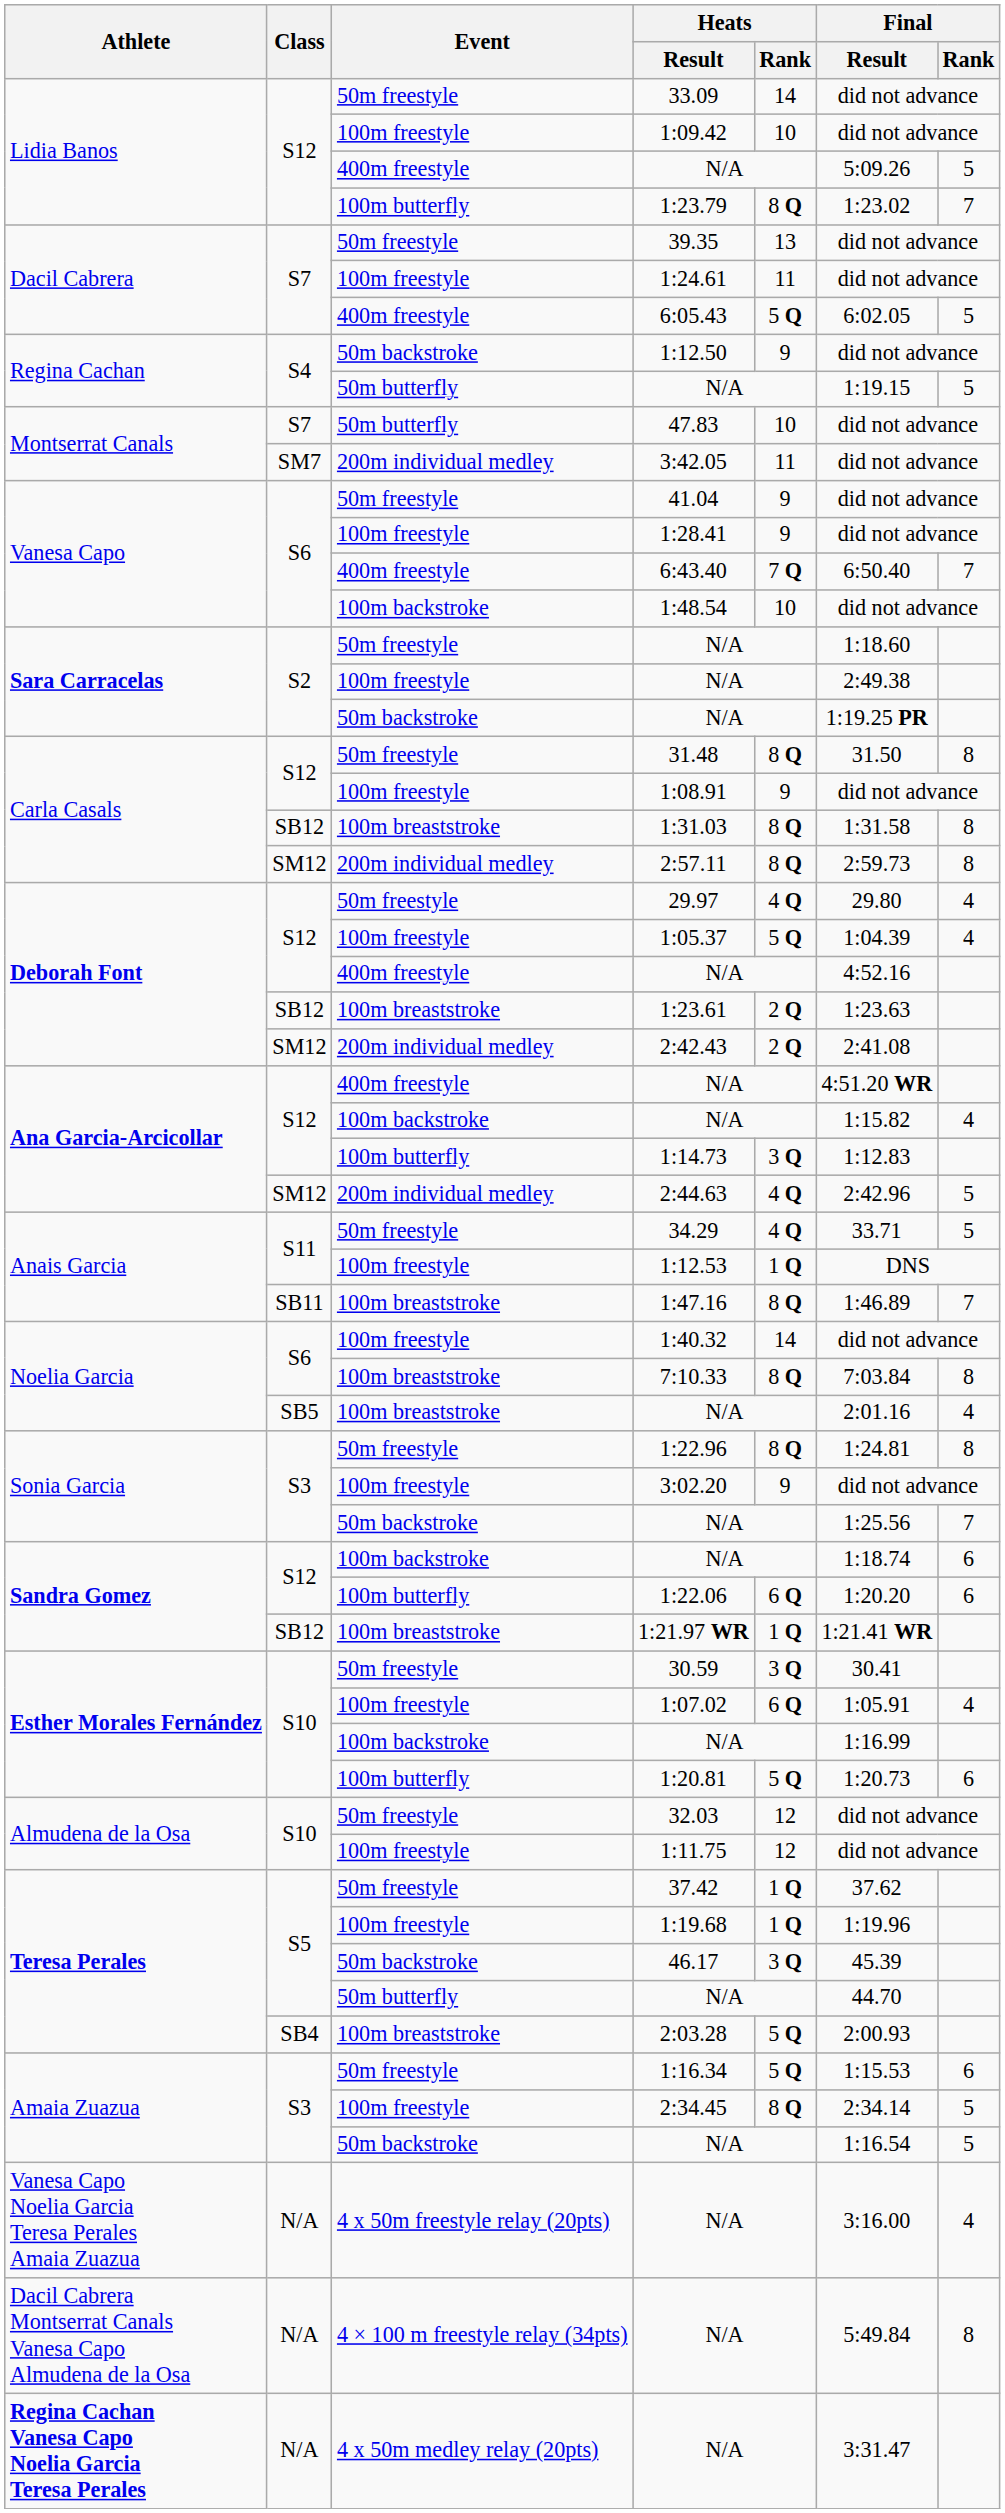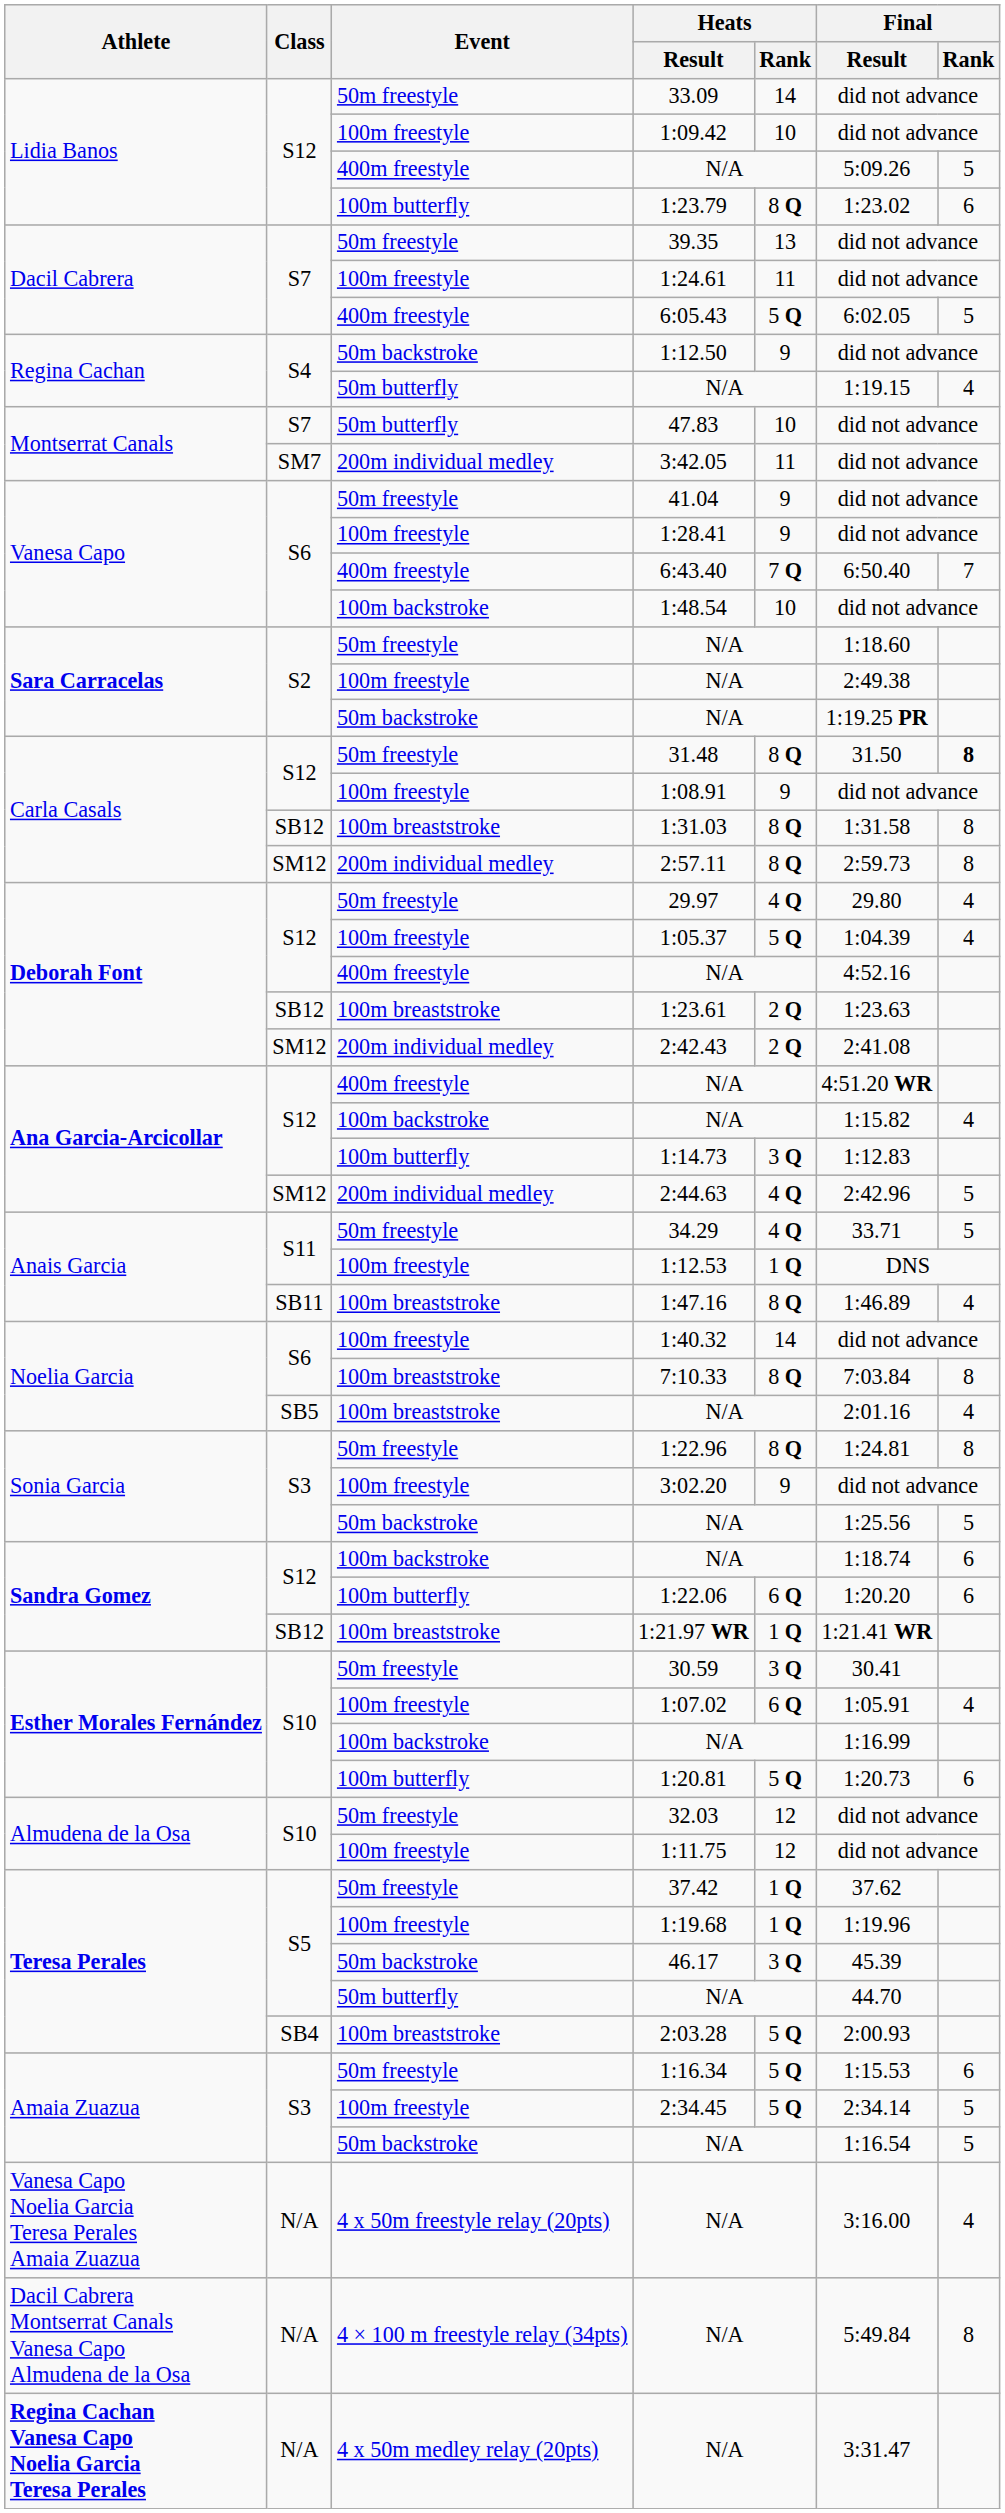(968, 206) 7 -> (968, 206) 6
(968, 388) 5 -> (968, 388) 4
(968, 754) normal -> (968, 754) bold
(968, 1303) 7 -> (968, 1303) 4
(968, 1522) 7 -> (968, 1522) 5
(785, 2107) 8 Q -> (785, 2107) 5 Q
